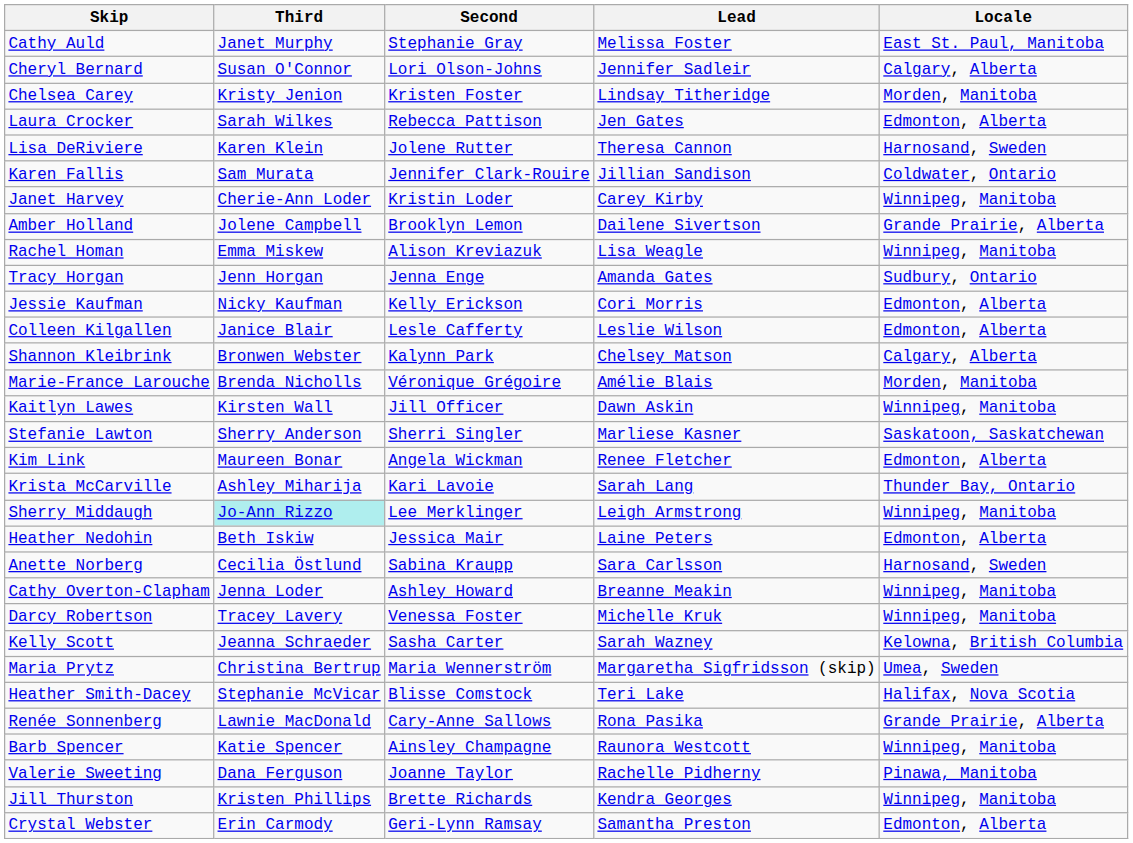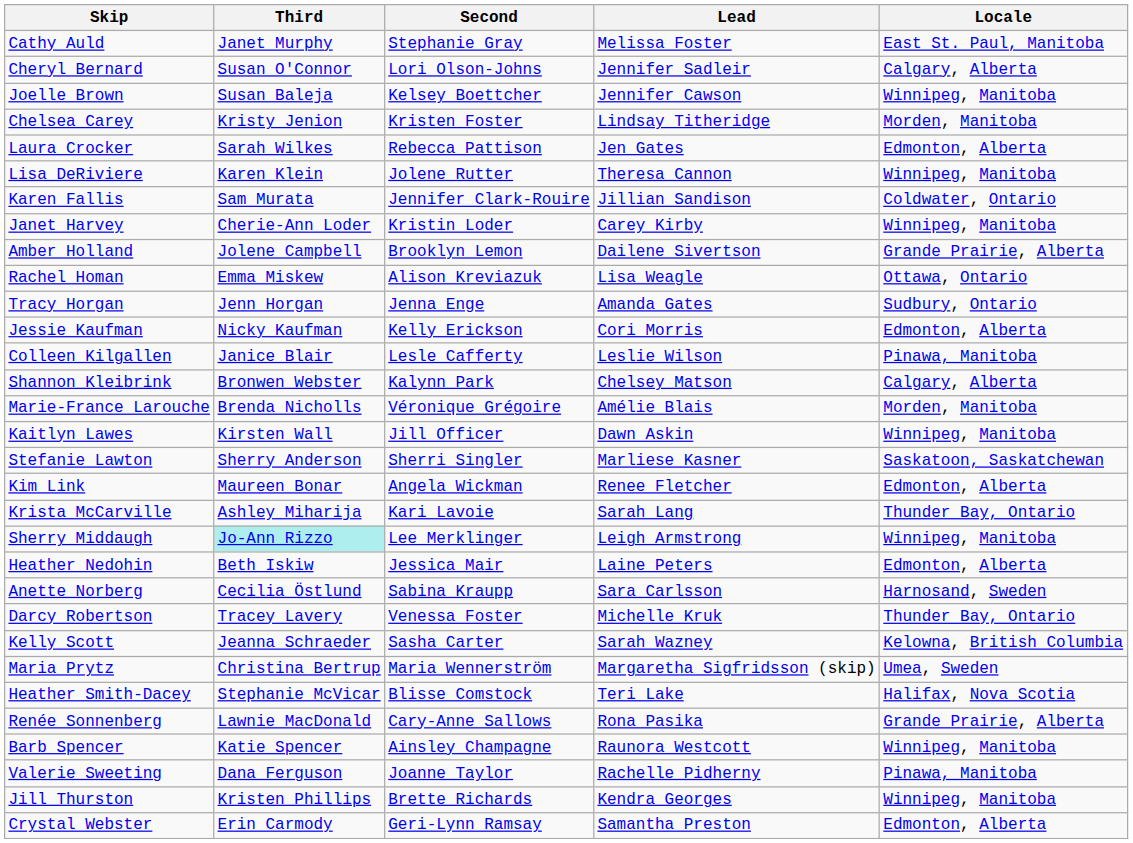+ row: (66, 96)
(965, 148) Harnosand, Sweden -> (970, 174) Winnipeg, Manitoba
(970, 252) Winnipeg, Manitoba -> (955, 278) Ottawa, Ontario
(965, 330) Edmonton, Alberta -> (960, 356) Pinawa, Manitoba
- row: (109, 591)
(970, 617) Winnipeg, Manitoba -> (979, 617) Thunder Bay, Ontario
